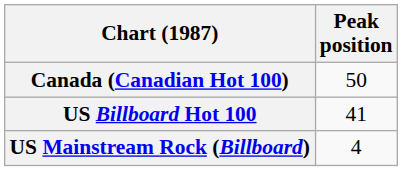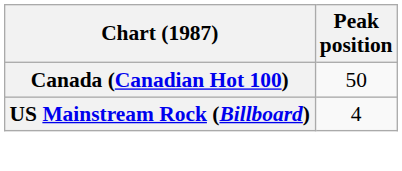- row: (160, 113)
